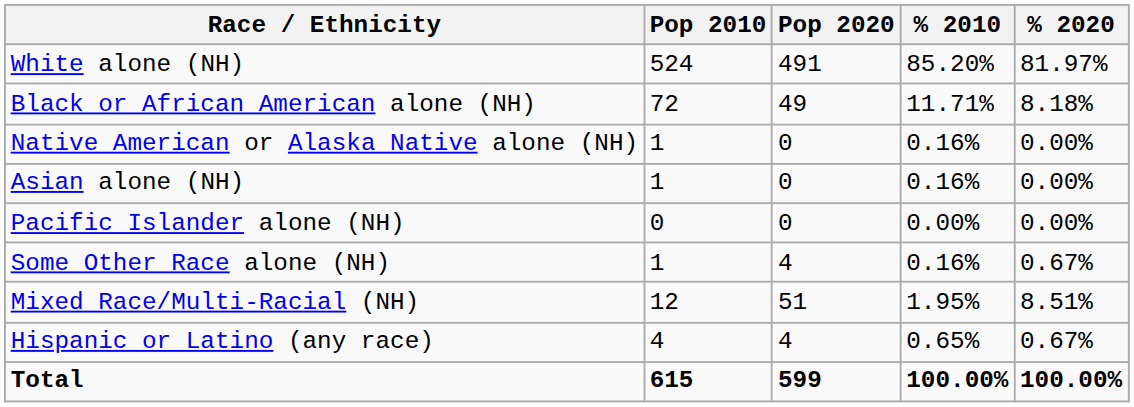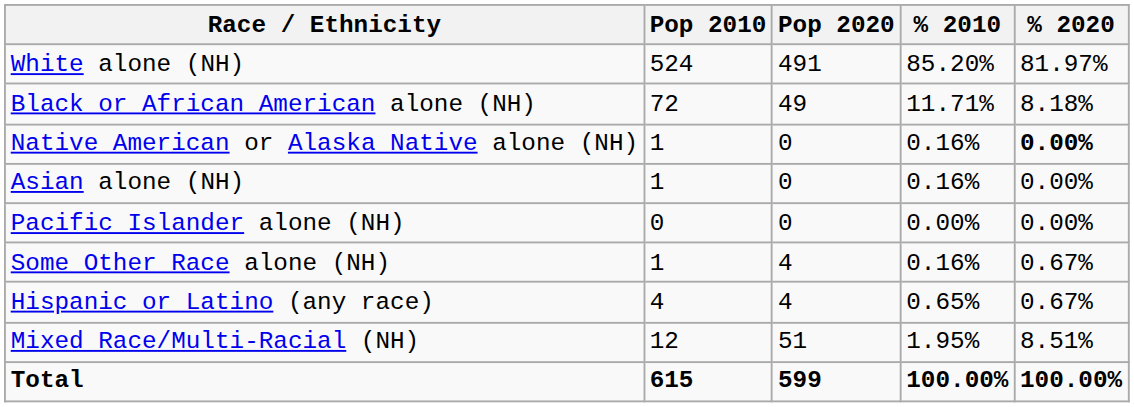(1056, 144) normal -> (1056, 144) bold
rows swapped: (215, 302) <-> (222, 342)
